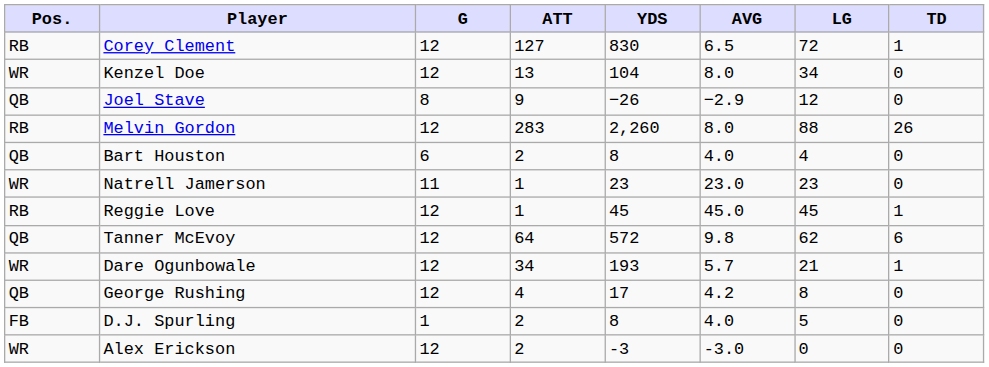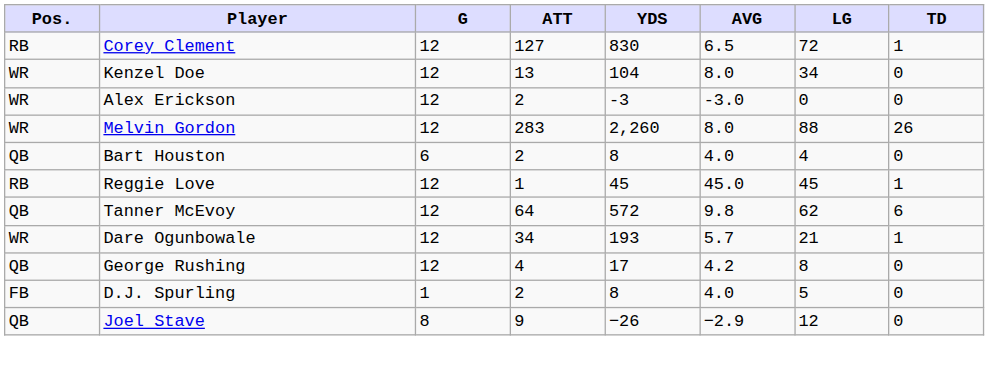rows swapped: (169, 349) <-> (154, 101)
(19, 129) RB -> (19, 129) WR
- row: (185, 184)
